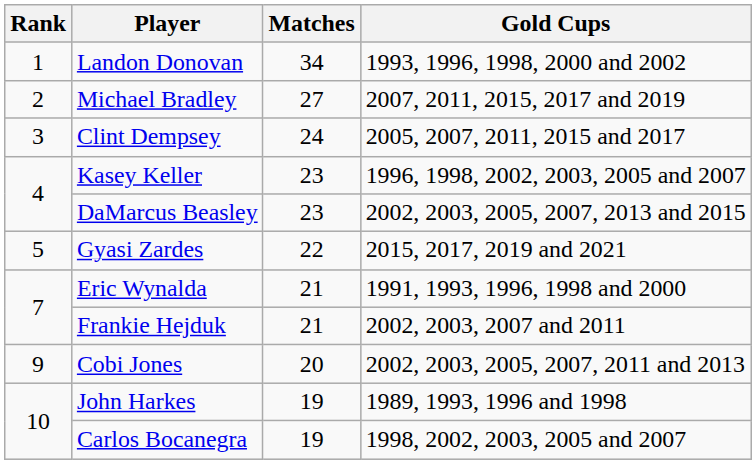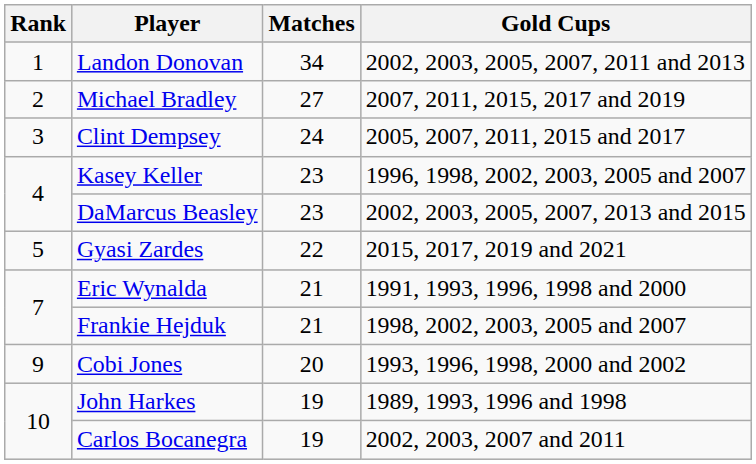(526, 61) 1993, 1996, 1998, 2000 and 2002 -> (555, 61) 2002, 2003, 2005, 2007, 2011 and 2013
(496, 325) 2002, 2003, 2007 and 2011 -> (526, 325) 1998, 2002, 2003, 2005 and 2007
(555, 363) 2002, 2003, 2005, 2007, 2011 and 2013 -> (526, 363) 1993, 1996, 1998, 2000 and 2002
(526, 439) 1998, 2002, 2003, 2005 and 2007 -> (496, 439) 2002, 2003, 2007 and 2011
